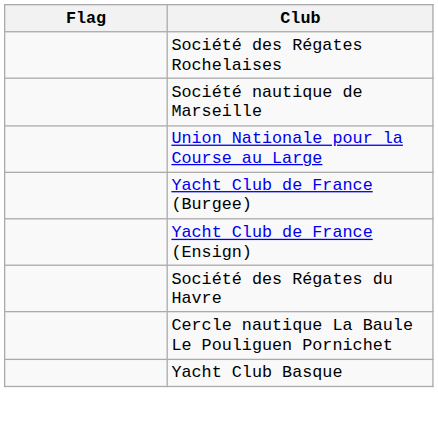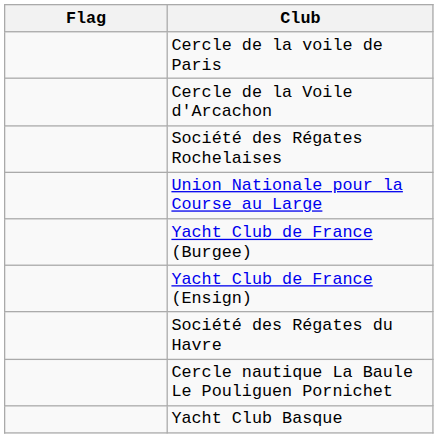+ row: (277, 55)
+ row: (262, 102)
- row: (267, 102)
